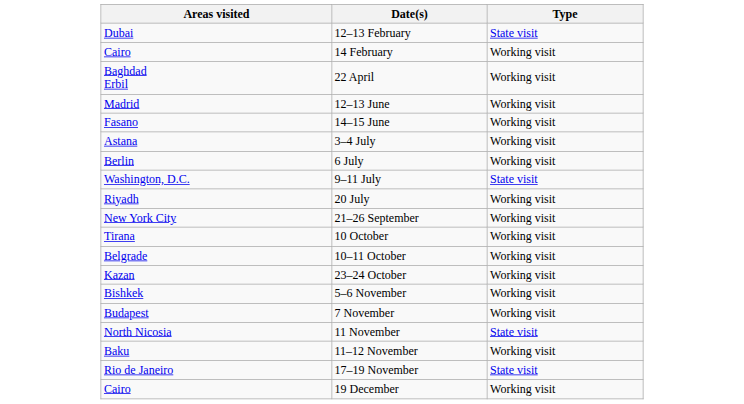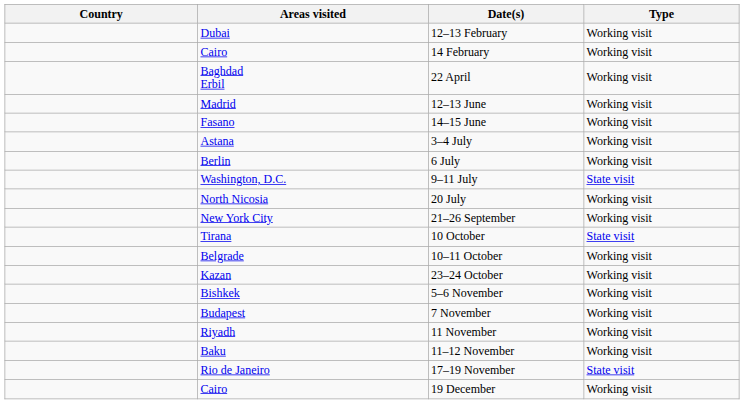+ column: (101, 14)
(514, 33) State visit -> (619, 33) Working visit
(121, 198) Riyadh -> (234, 198) North Nicosia
(523, 236) Working visit -> (610, 236) State visit
(138, 332) North Nicosia -> (218, 332) Riyadh
(514, 332) State visit -> (619, 332) Working visit
